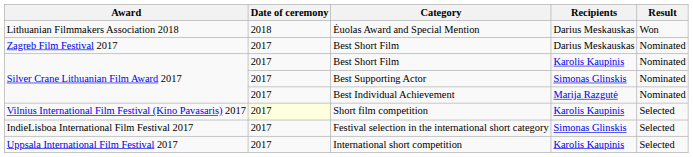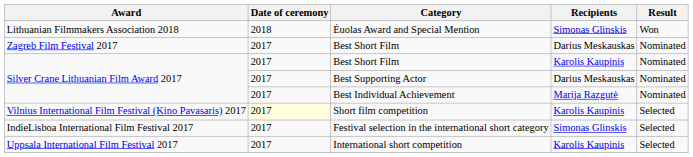(594, 29) Darius Meskauskas -> (590, 29) Simonas Glinskis
(590, 78) Simonas Glinskis -> (594, 78) Darius Meskauskas
